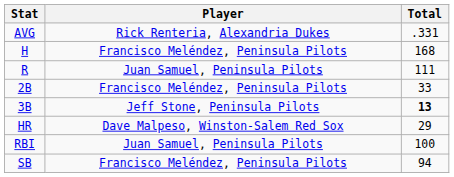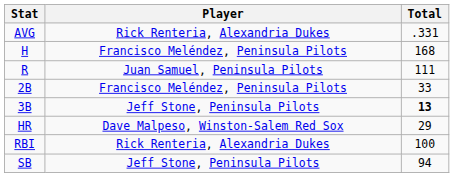(223, 144) Juan Samuel, Peninsula Pilots -> (223, 144) Rick Renteria, Alexandria Dukes
(223, 163) Francisco Meléndez, Peninsula Pilots -> (223, 163) Jeff Stone, Peninsula Pilots
